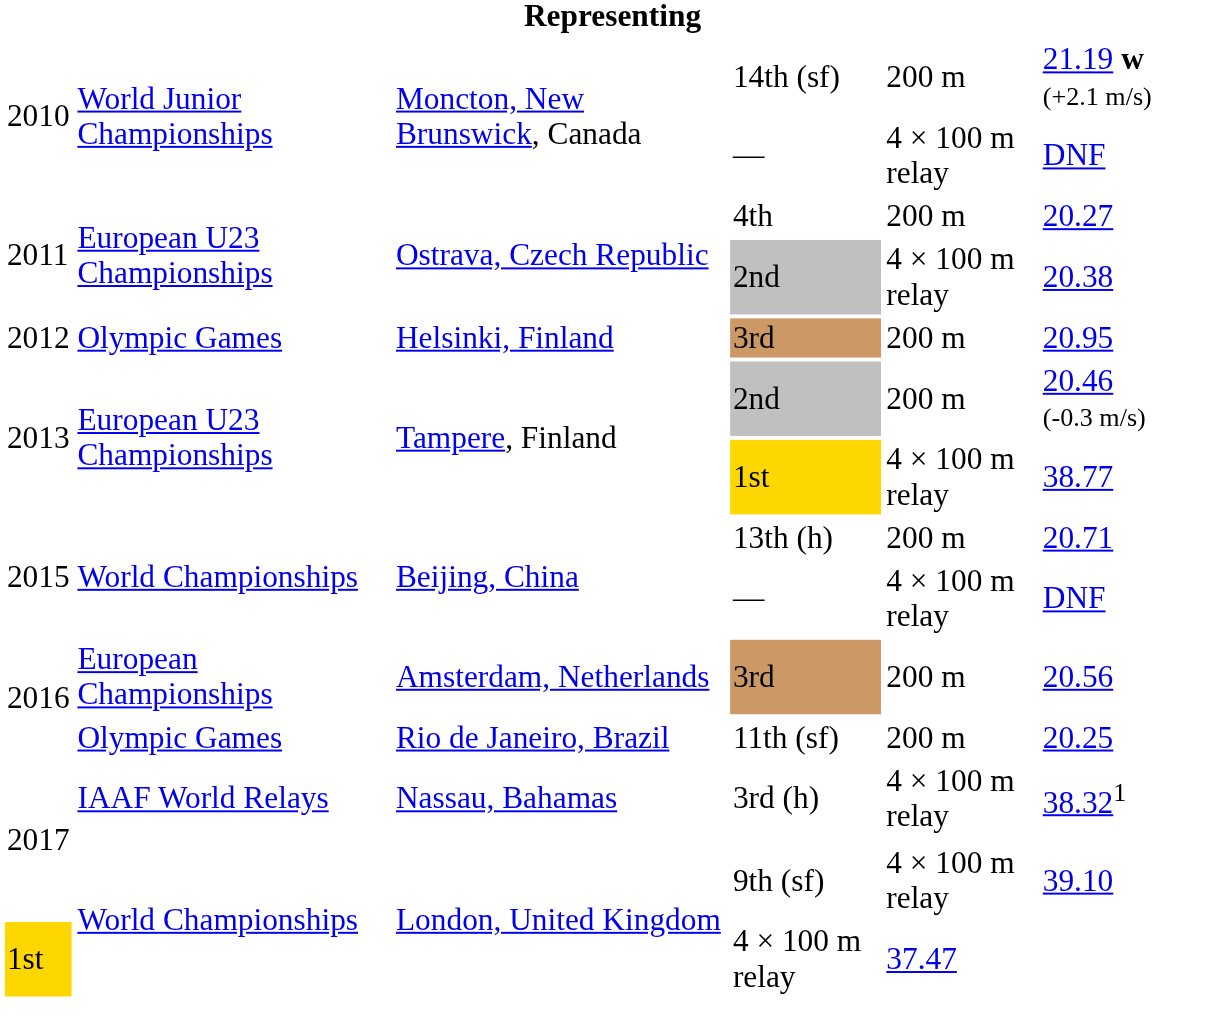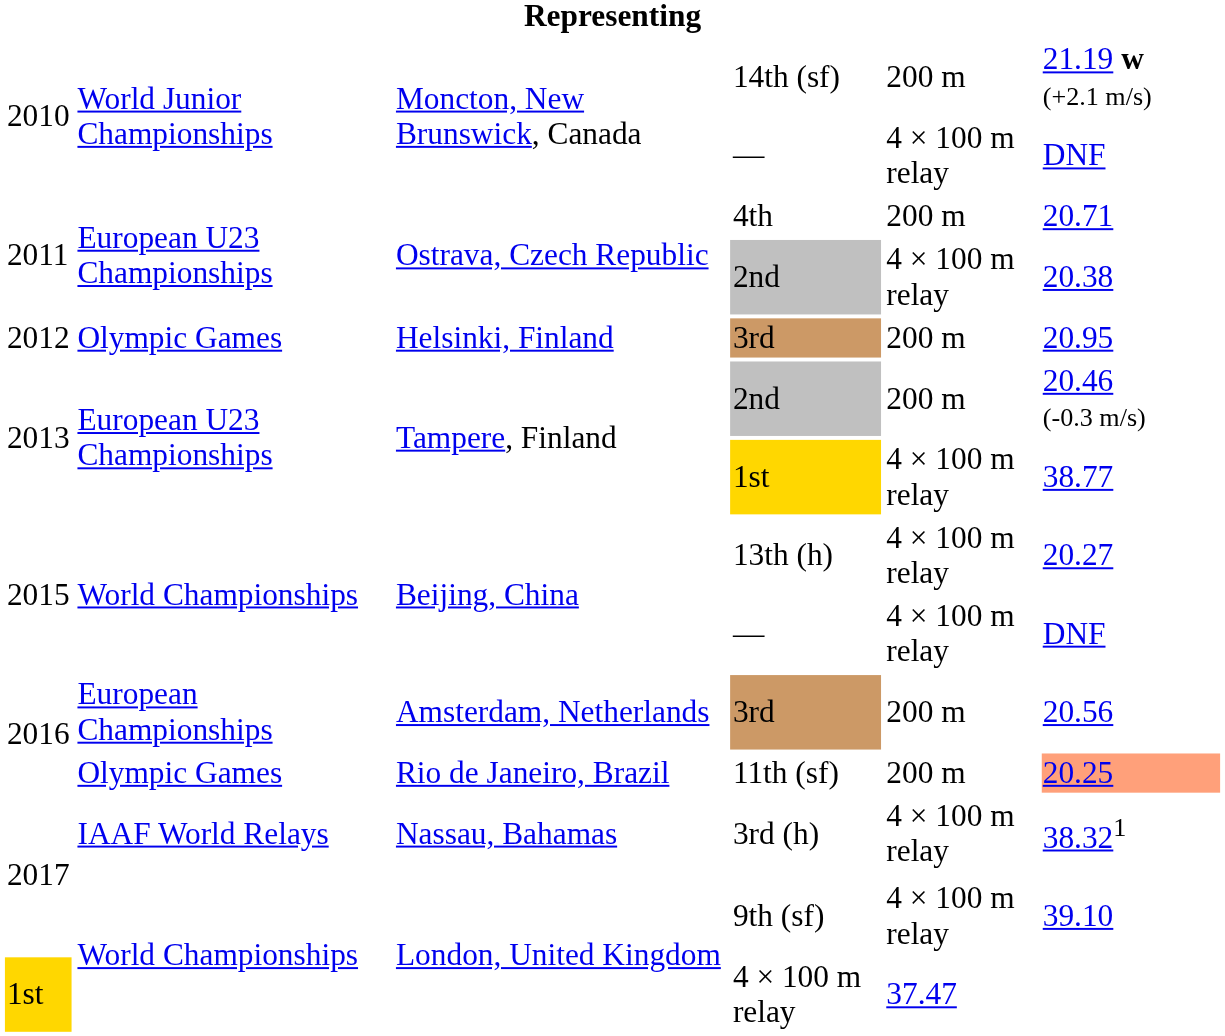(1078, 215) 20.27 -> (1078, 215) 20.71
(926, 537) 200 m -> (950, 555) 4 × 100 m relay
(1078, 537) 20.71 -> (1078, 555) 20.27
(1078, 737) no background -> (1078, 772) lightsalmon background
